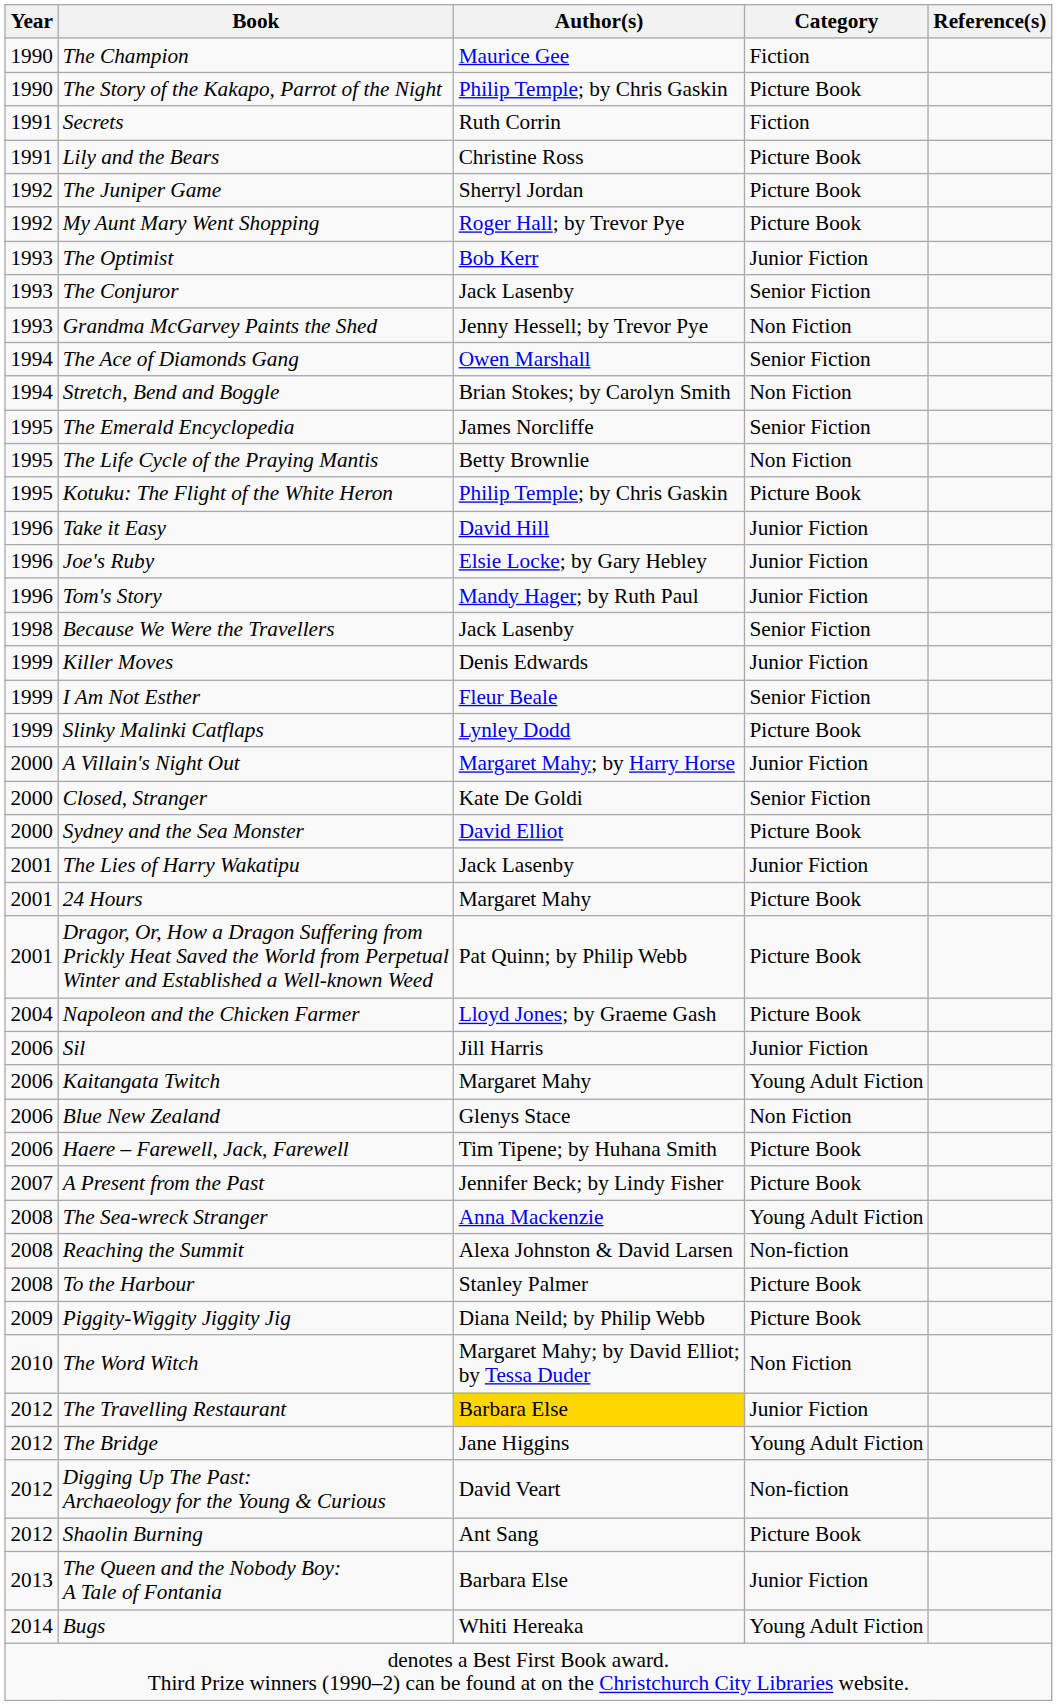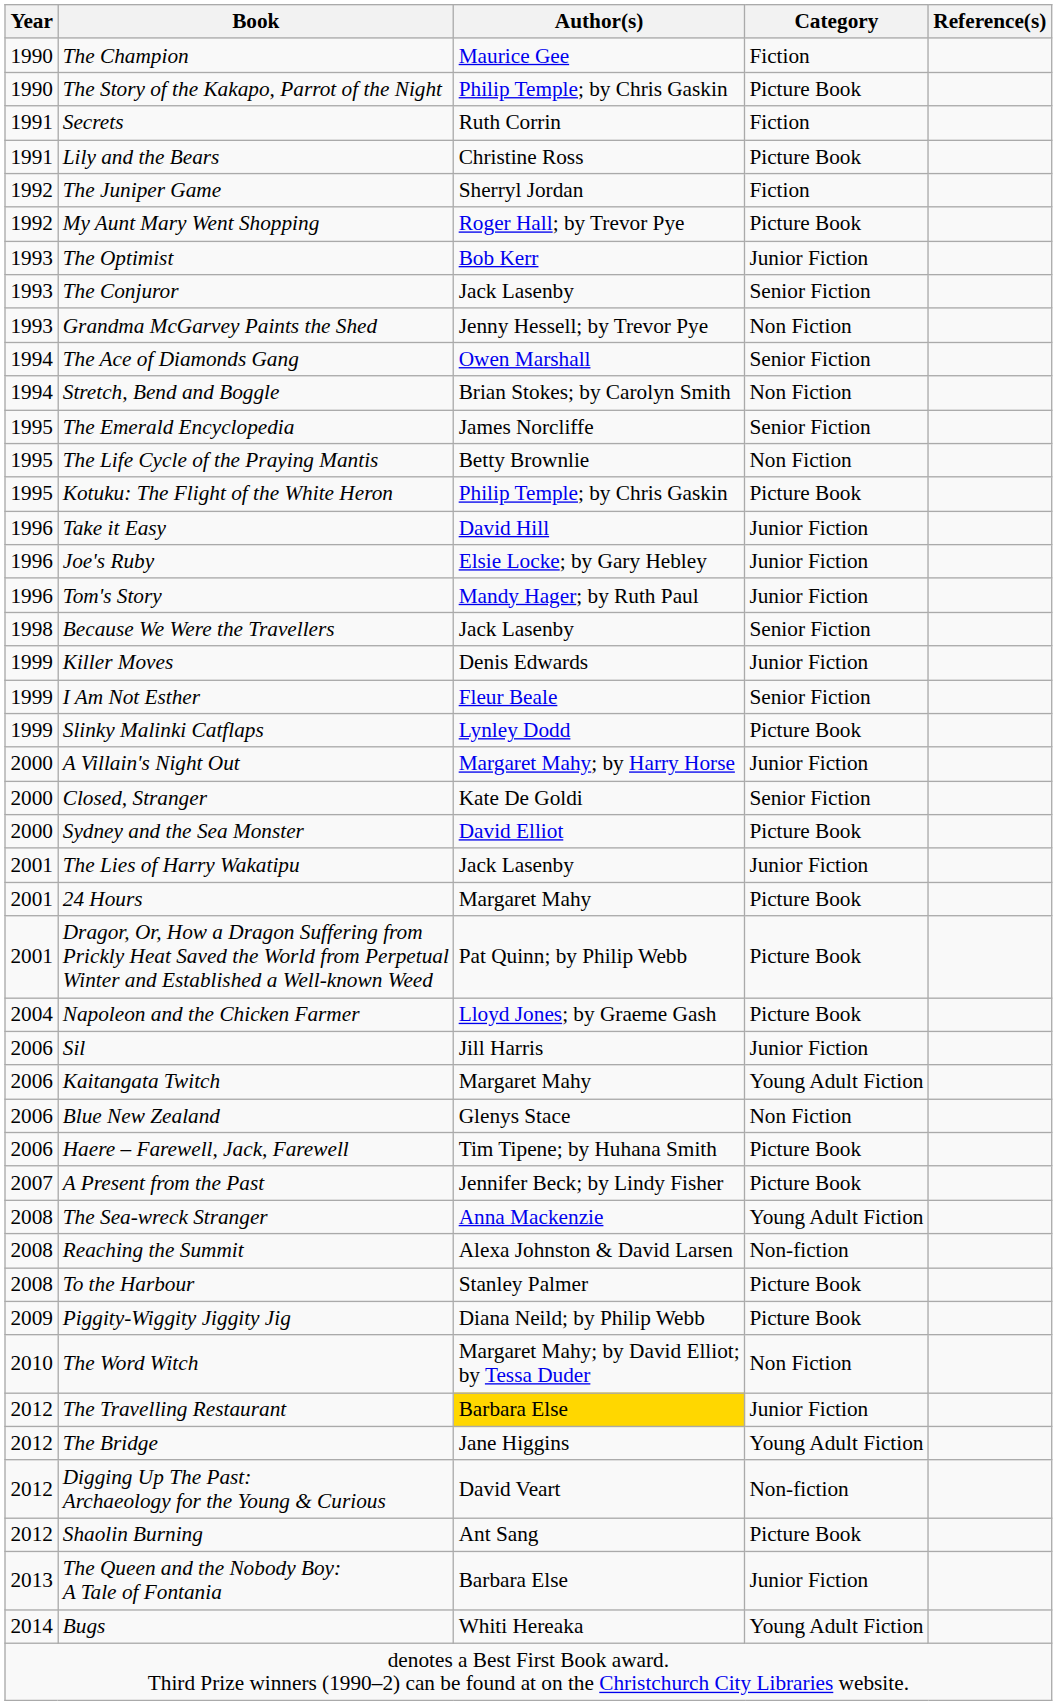(805, 190) Picture Book -> (780, 190) Fiction
